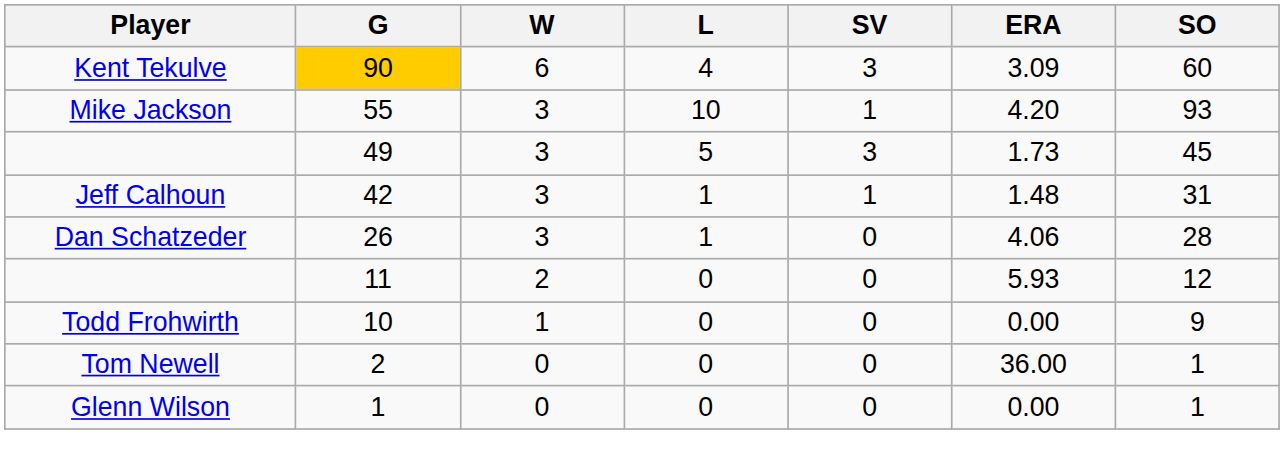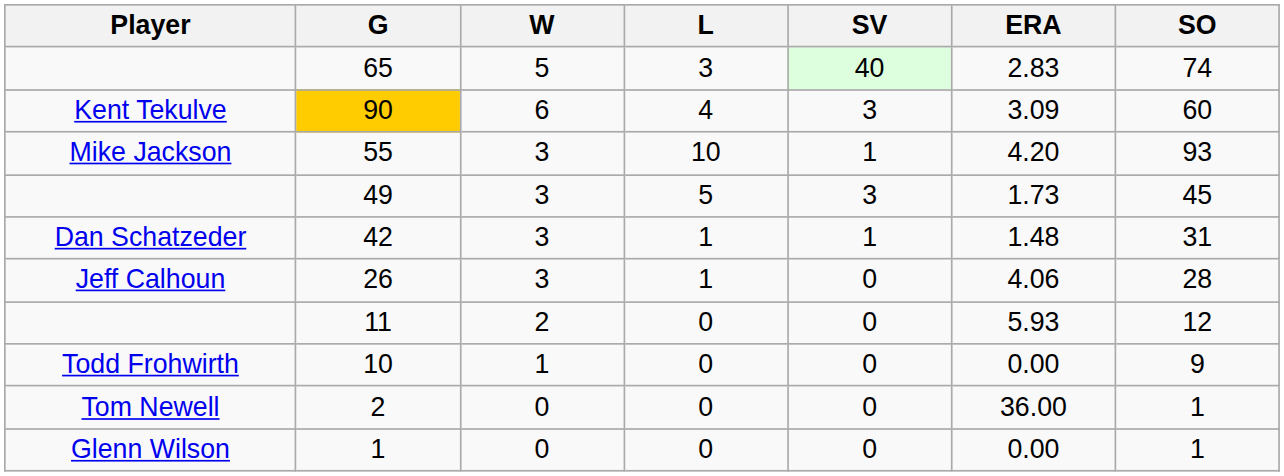+ row: (378, 68)
(150, 195) Jeff Calhoun -> (150, 237) Dan Schatzeder
(150, 237) Dan Schatzeder -> (150, 279) Jeff Calhoun
